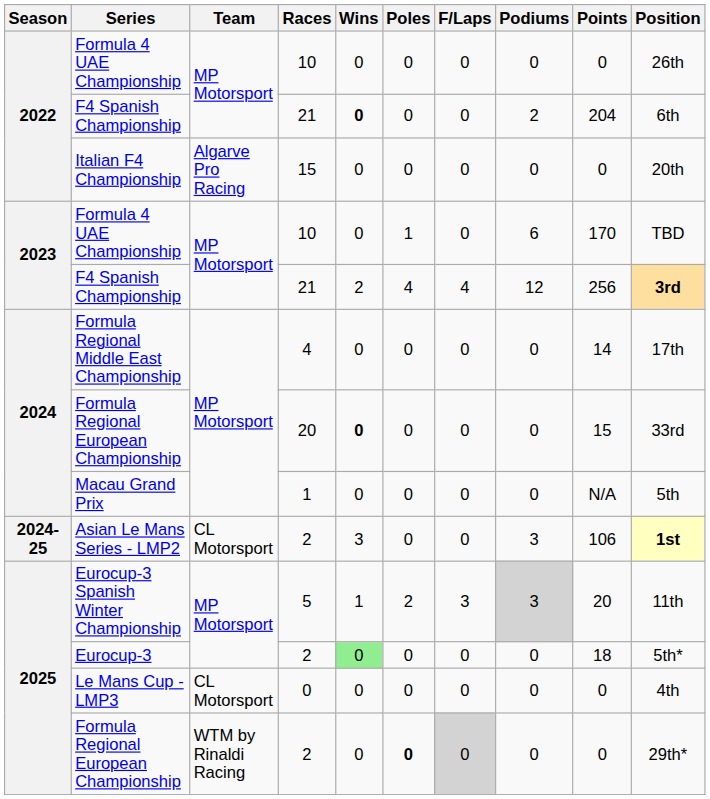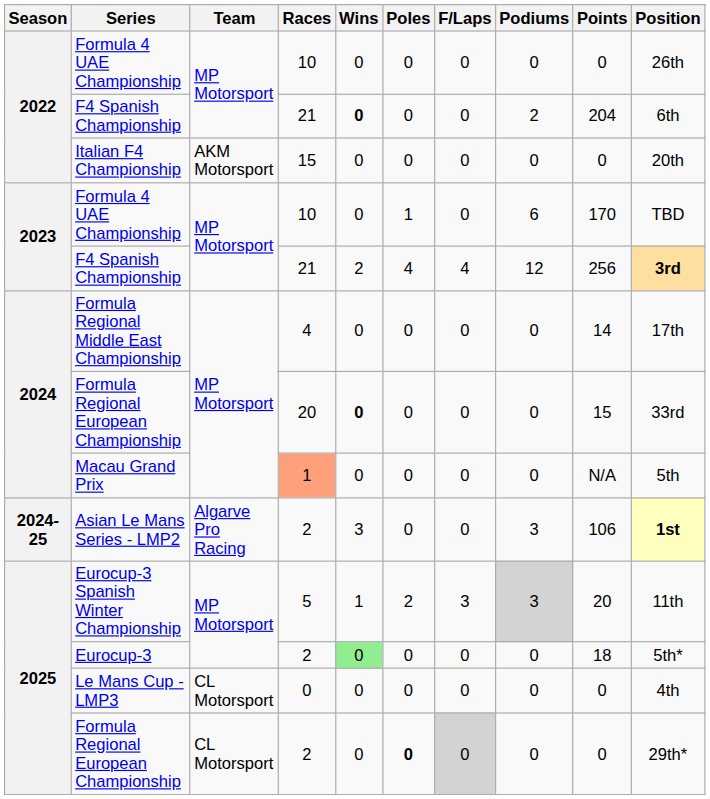(222, 170) Algarve Pro Racing -> (234, 161) AKM Motorsport
(307, 494) no background -> (307, 476) lightsalmon background
(233, 539) CL Motorsport -> (222, 530) Algarve Pro Racing
(224, 754) WTM by Rinaldi Racing -> (234, 754) CL Motorsport
